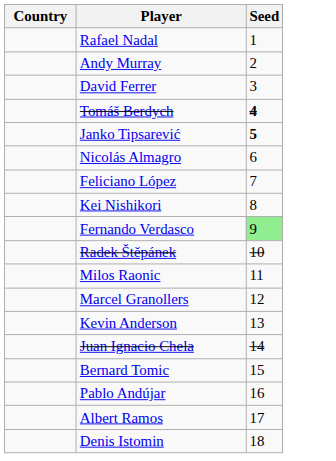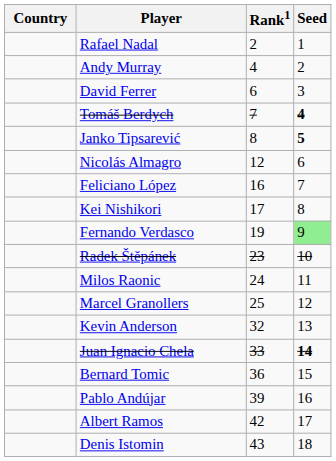+ column: (270, 18)
(257, 346) normal -> (305, 350) bold
